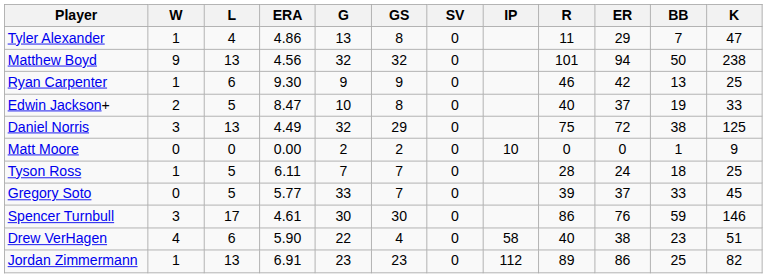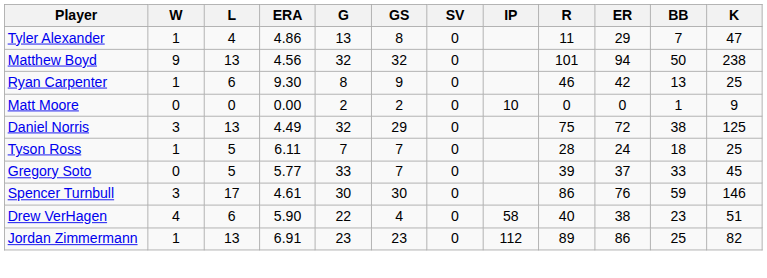(343, 82) 9 -> (343, 82) 8
- row: (59, 104)
rows swapped: (43, 149) <-> (48, 127)
